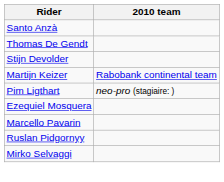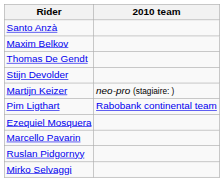+ row: (37, 43)
(156, 75) Rabobank continental team -> (135, 91) neo-pro (stagiaire: )
(135, 91) neo-pro (stagiaire: ) -> (156, 106) Rabobank continental team
